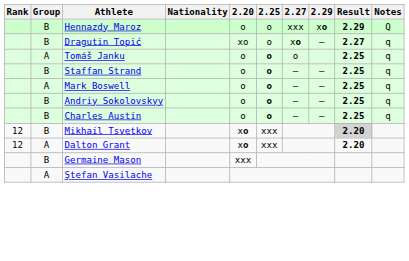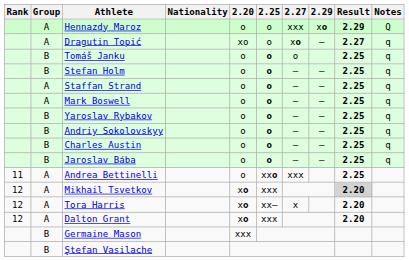(46, 27) B -> (46, 27) A
(46, 41) B -> (46, 41) A
(46, 56) A -> (46, 56) B
+ row: (95, 71)
(46, 71) B -> (46, 86) A
+ row: (108, 116)
+ row: (100, 160)
+ row: (111, 175)
(46, 130) B -> (46, 190) A
+ row: (95, 205)
(46, 175) A -> (46, 249) B
